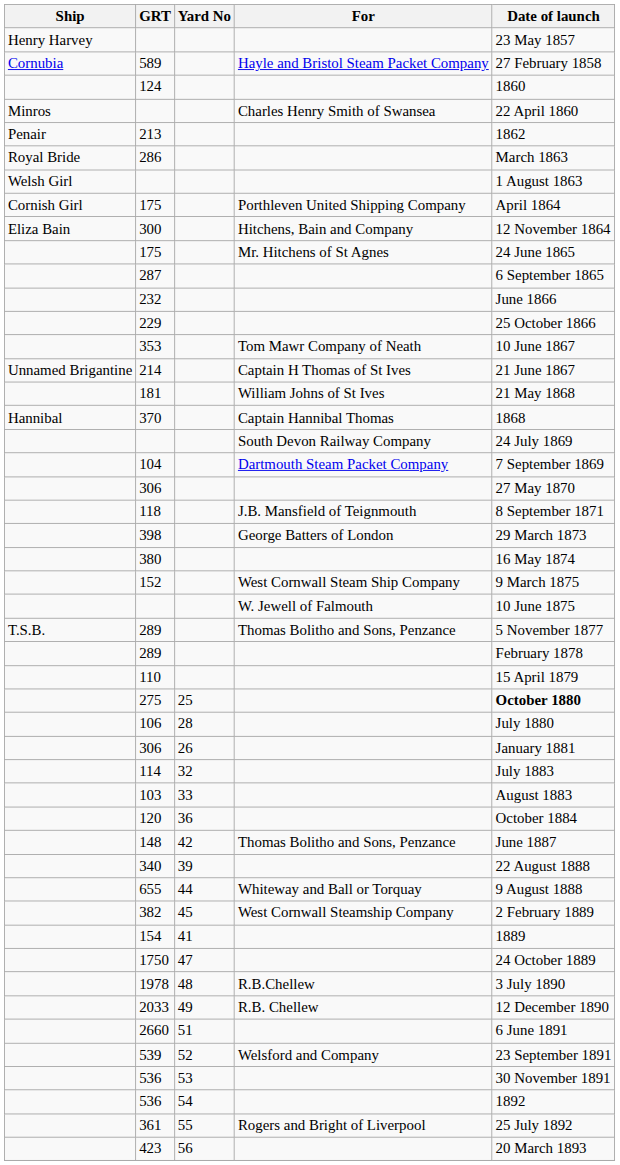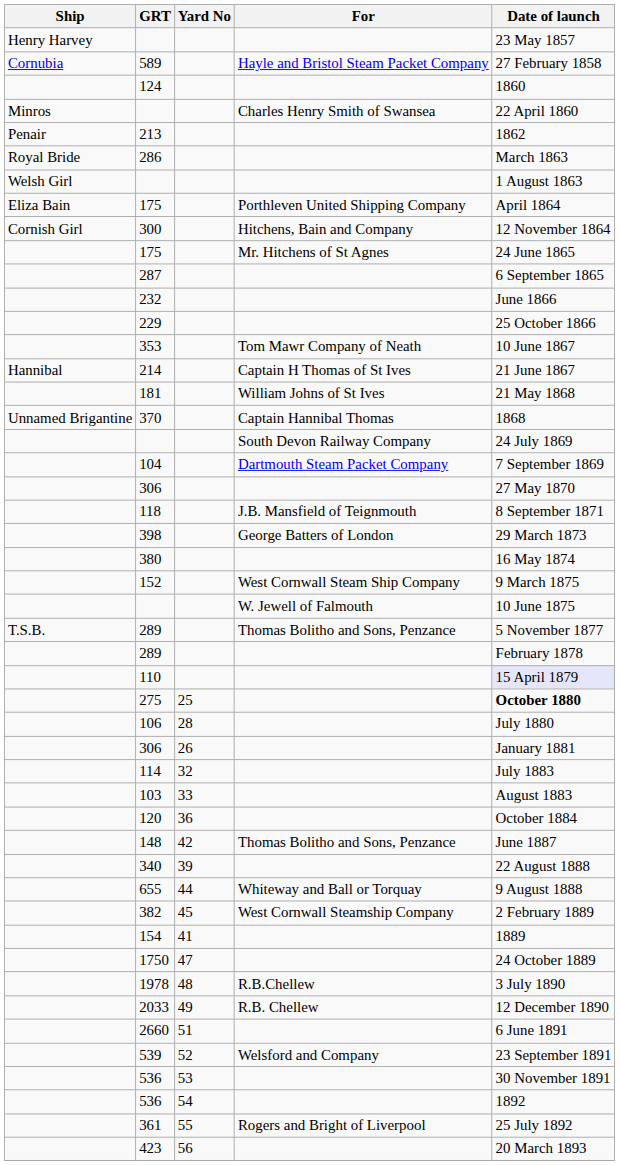(45, 205) Cornish Girl -> (39, 205) Eliza Bain
(39, 228) Eliza Bain -> (45, 228) Cornish Girl
(70, 370) Unnamed Brigantine -> (35, 370) Hannibal
(35, 417) Hannibal -> (70, 417) Unnamed Brigantine
(537, 677) no background -> (537, 677) lavender background
